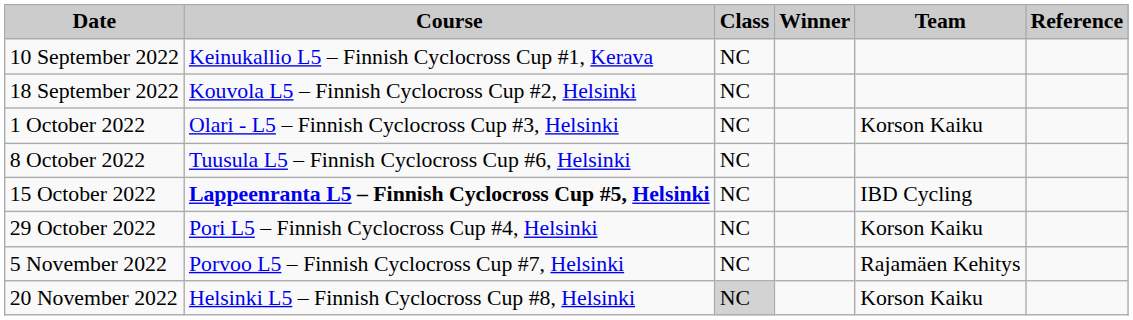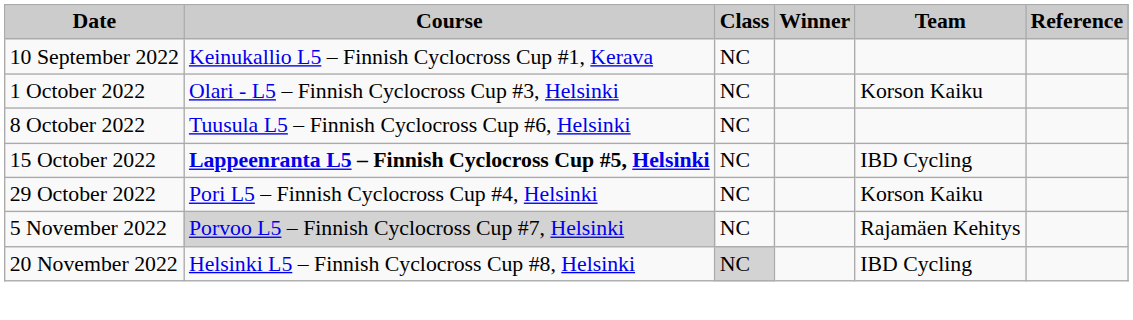- row: (94, 90)
(407, 263) no background -> (407, 228) lightgrey background
(922, 297) Korson Kaiku -> (916, 263) IBD Cycling
